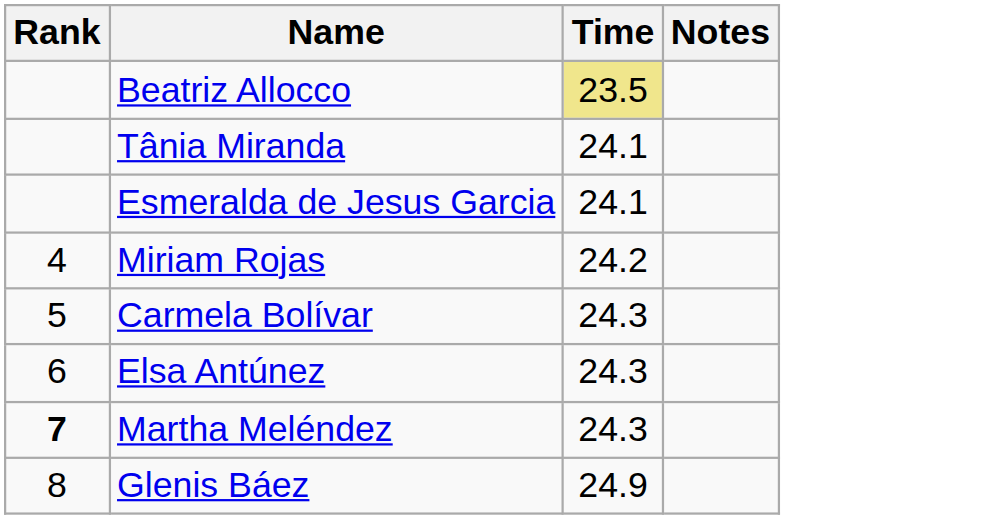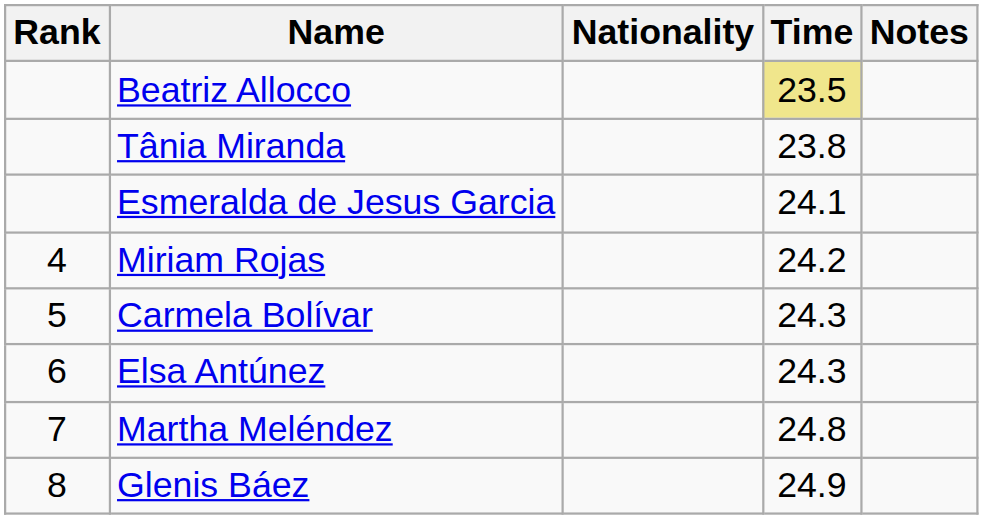+ column: (663, 32)
(613, 145) 24.1 -> (812, 145) 23.8
(57, 428) bold -> (57, 428) normal
(613, 428) 24.3 -> (812, 428) 24.8
